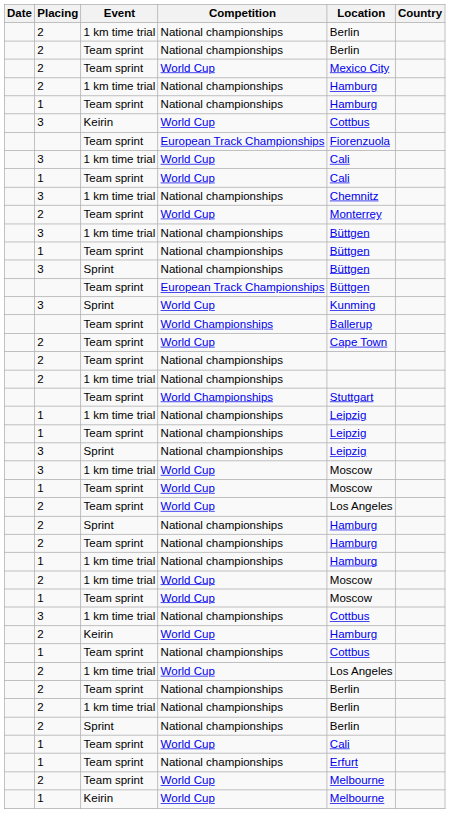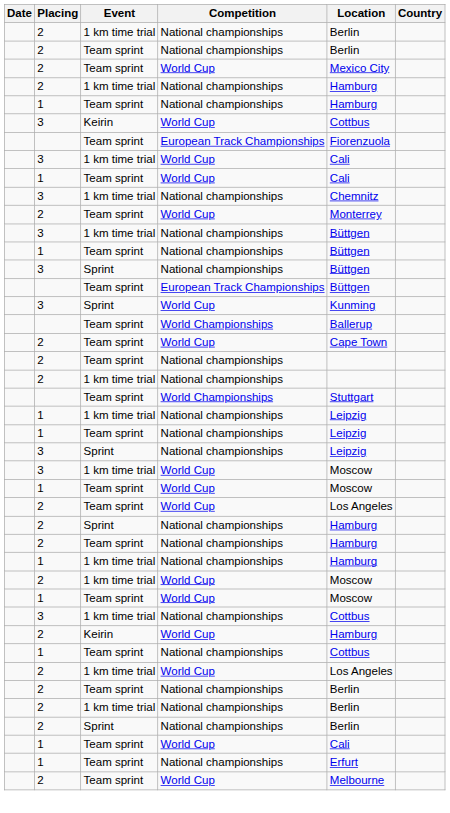- row: (41, 799)
